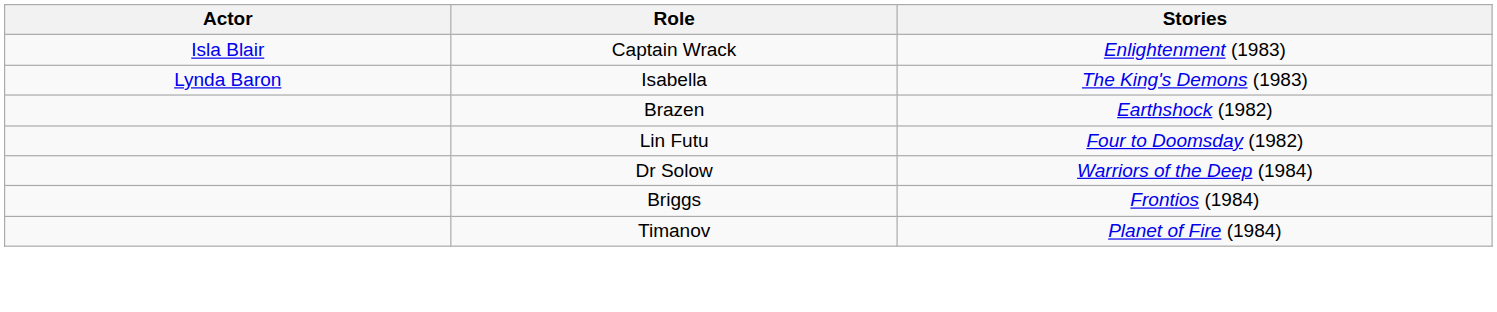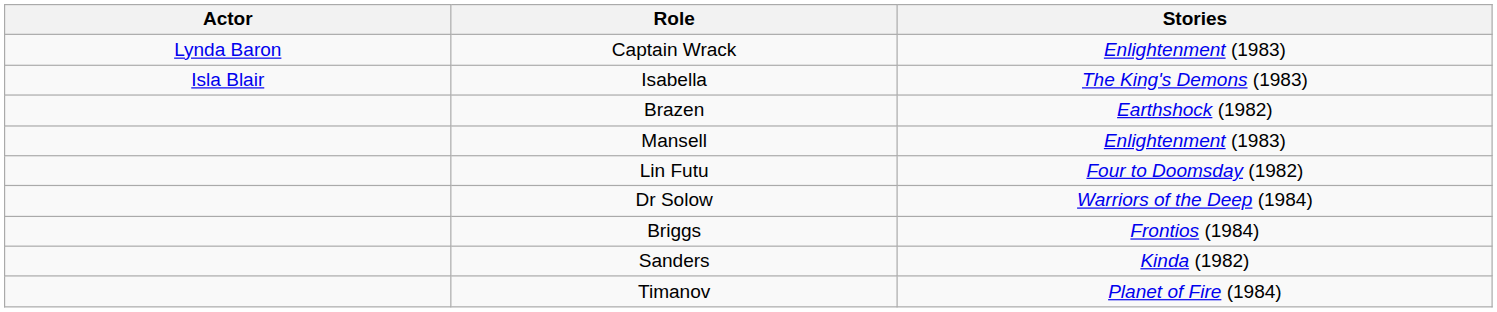(228, 49) Isla Blair -> (228, 49) Lynda Baron
(228, 79) Lynda Baron -> (228, 79) Isla Blair
+ row: (674, 140)
+ row: (674, 261)
